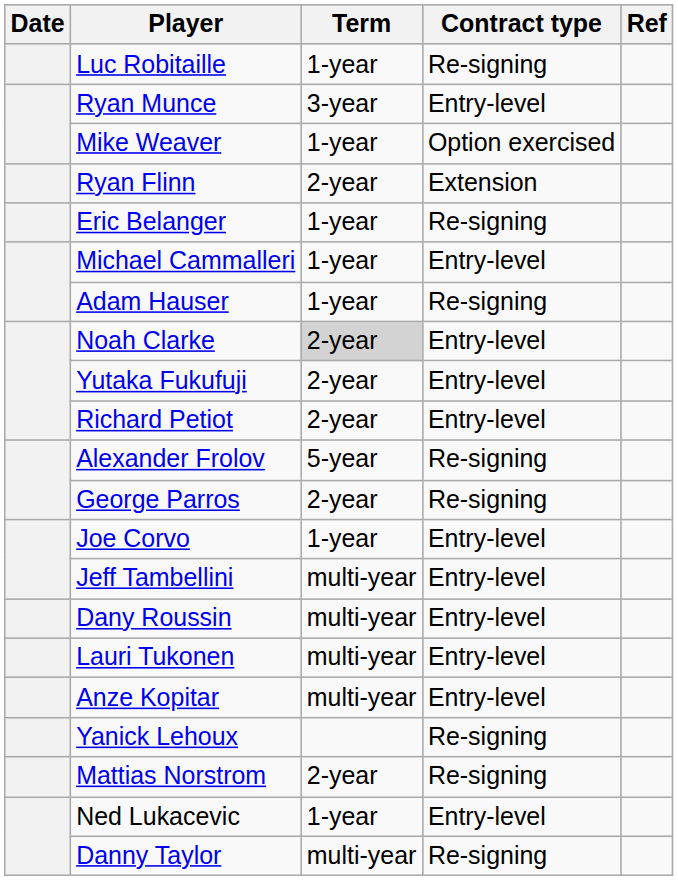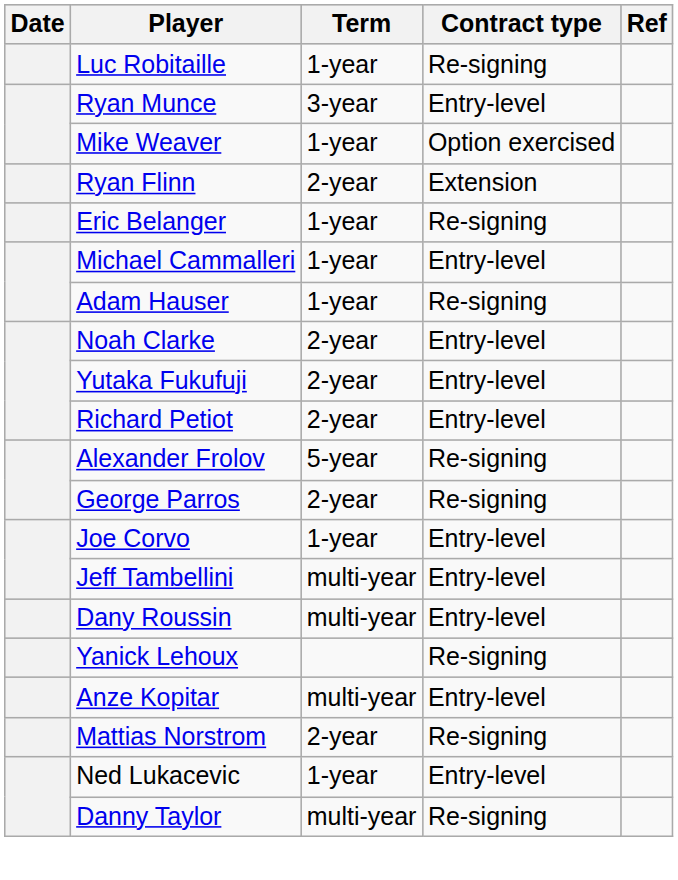(342, 340) lightgrey background -> (342, 340) no background
- row: (155, 657)
rows swapped: (148, 697) <-> (157, 736)
